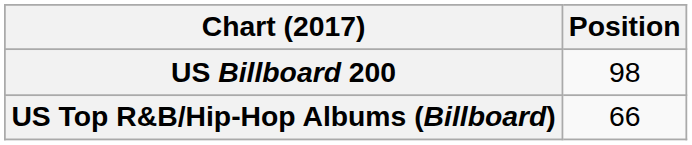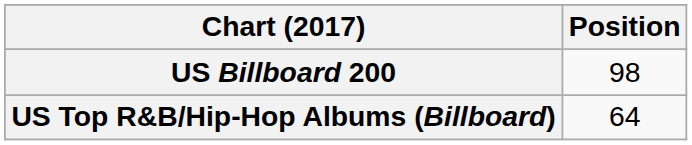(625, 116) 66 -> (625, 116) 64
